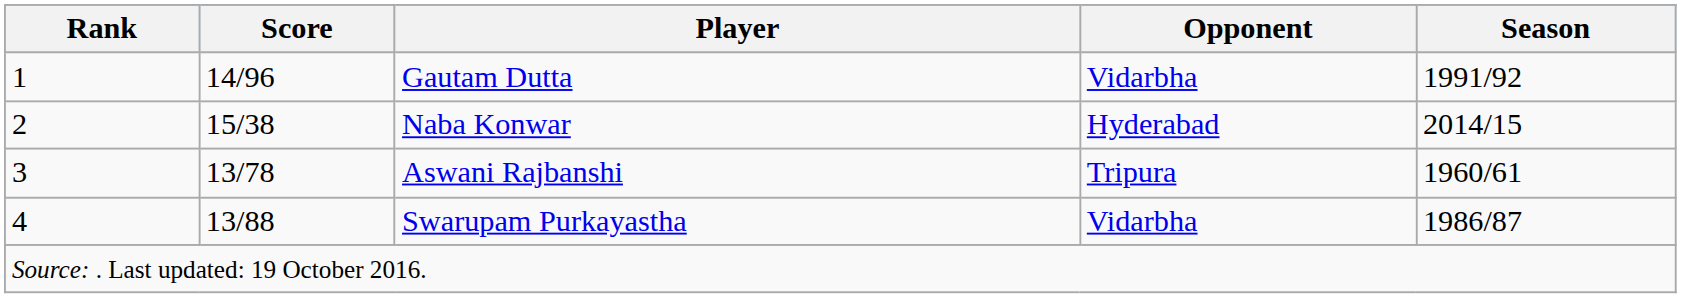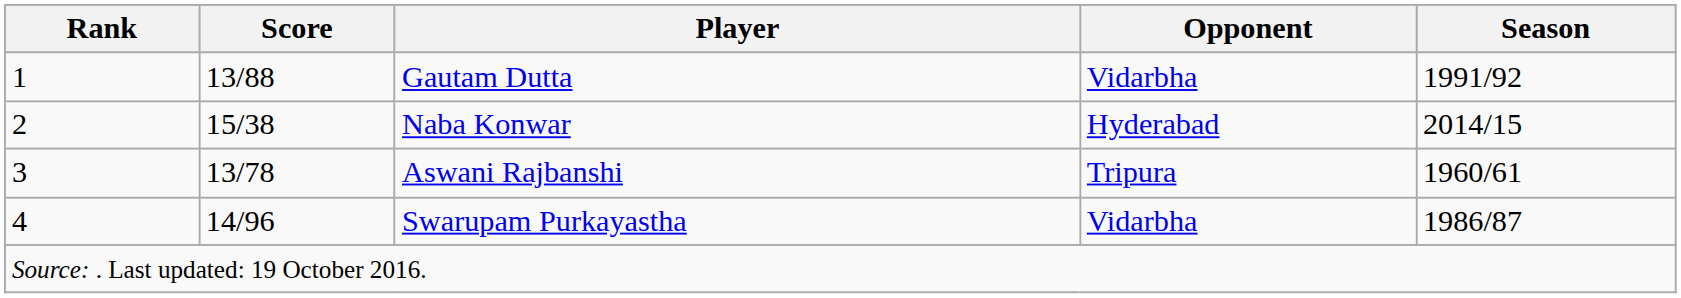(240, 76) 14/96 -> (240, 76) 13/88
(240, 220) 13/88 -> (240, 220) 14/96
